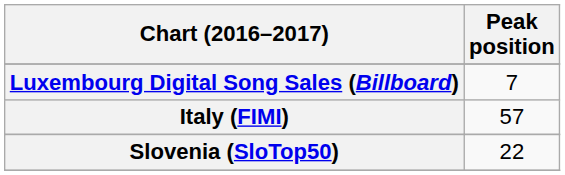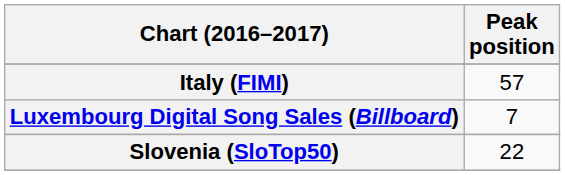rows swapped: (234, 116) <-> (234, 81)
